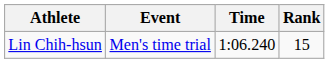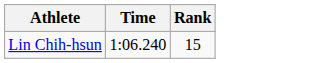- column: (160, 18)
